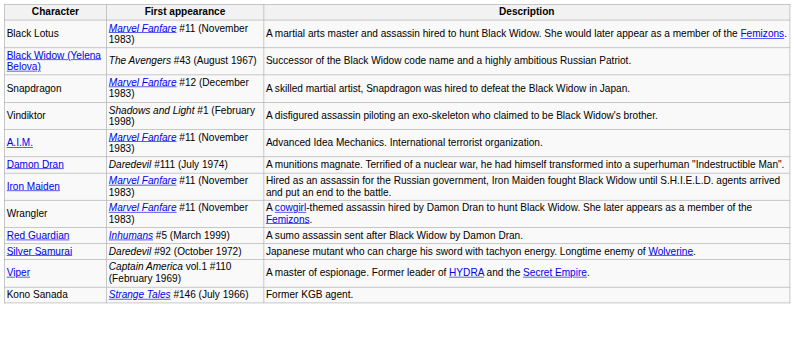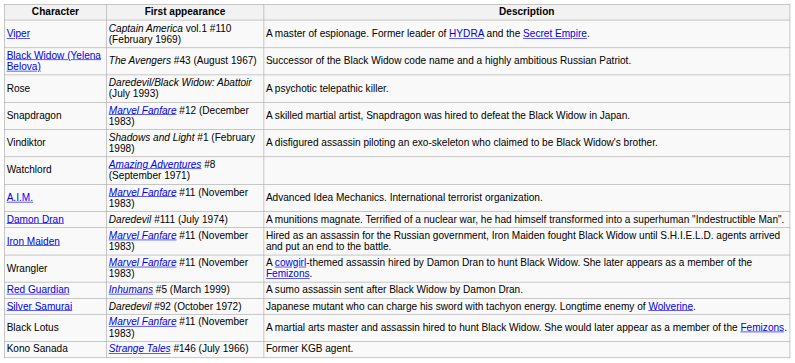rows swapped: (33, 34) <-> (18, 273)
+ row: (18, 88)
+ row: (29, 170)
